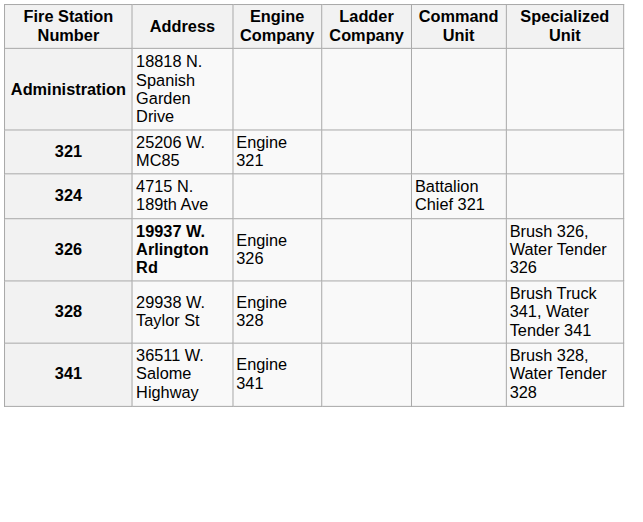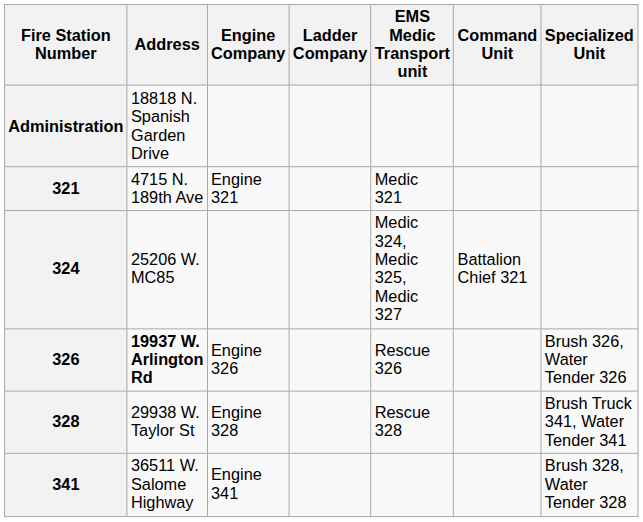+ column: (412, 44)
(171, 151) 25206 W. MC85 -> (167, 188) 4715 N. 189th Ave
(172, 196) 4715 N. 189th Ave -> (165, 269) 25206 W. MC85
